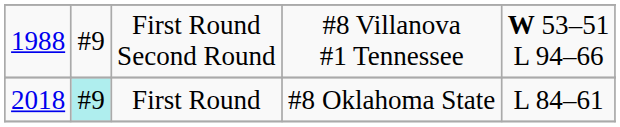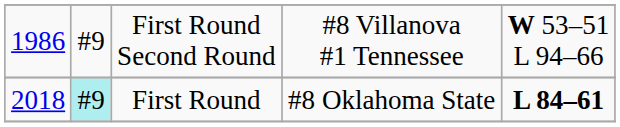(38, 41) 1988 -> (38, 41) 1986
(559, 99) normal -> (558, 99) bold
